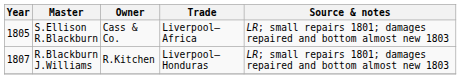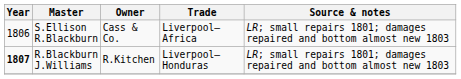(18, 33) 1805 -> (18, 33) 1806
(18, 60) normal -> (18, 60) bold
